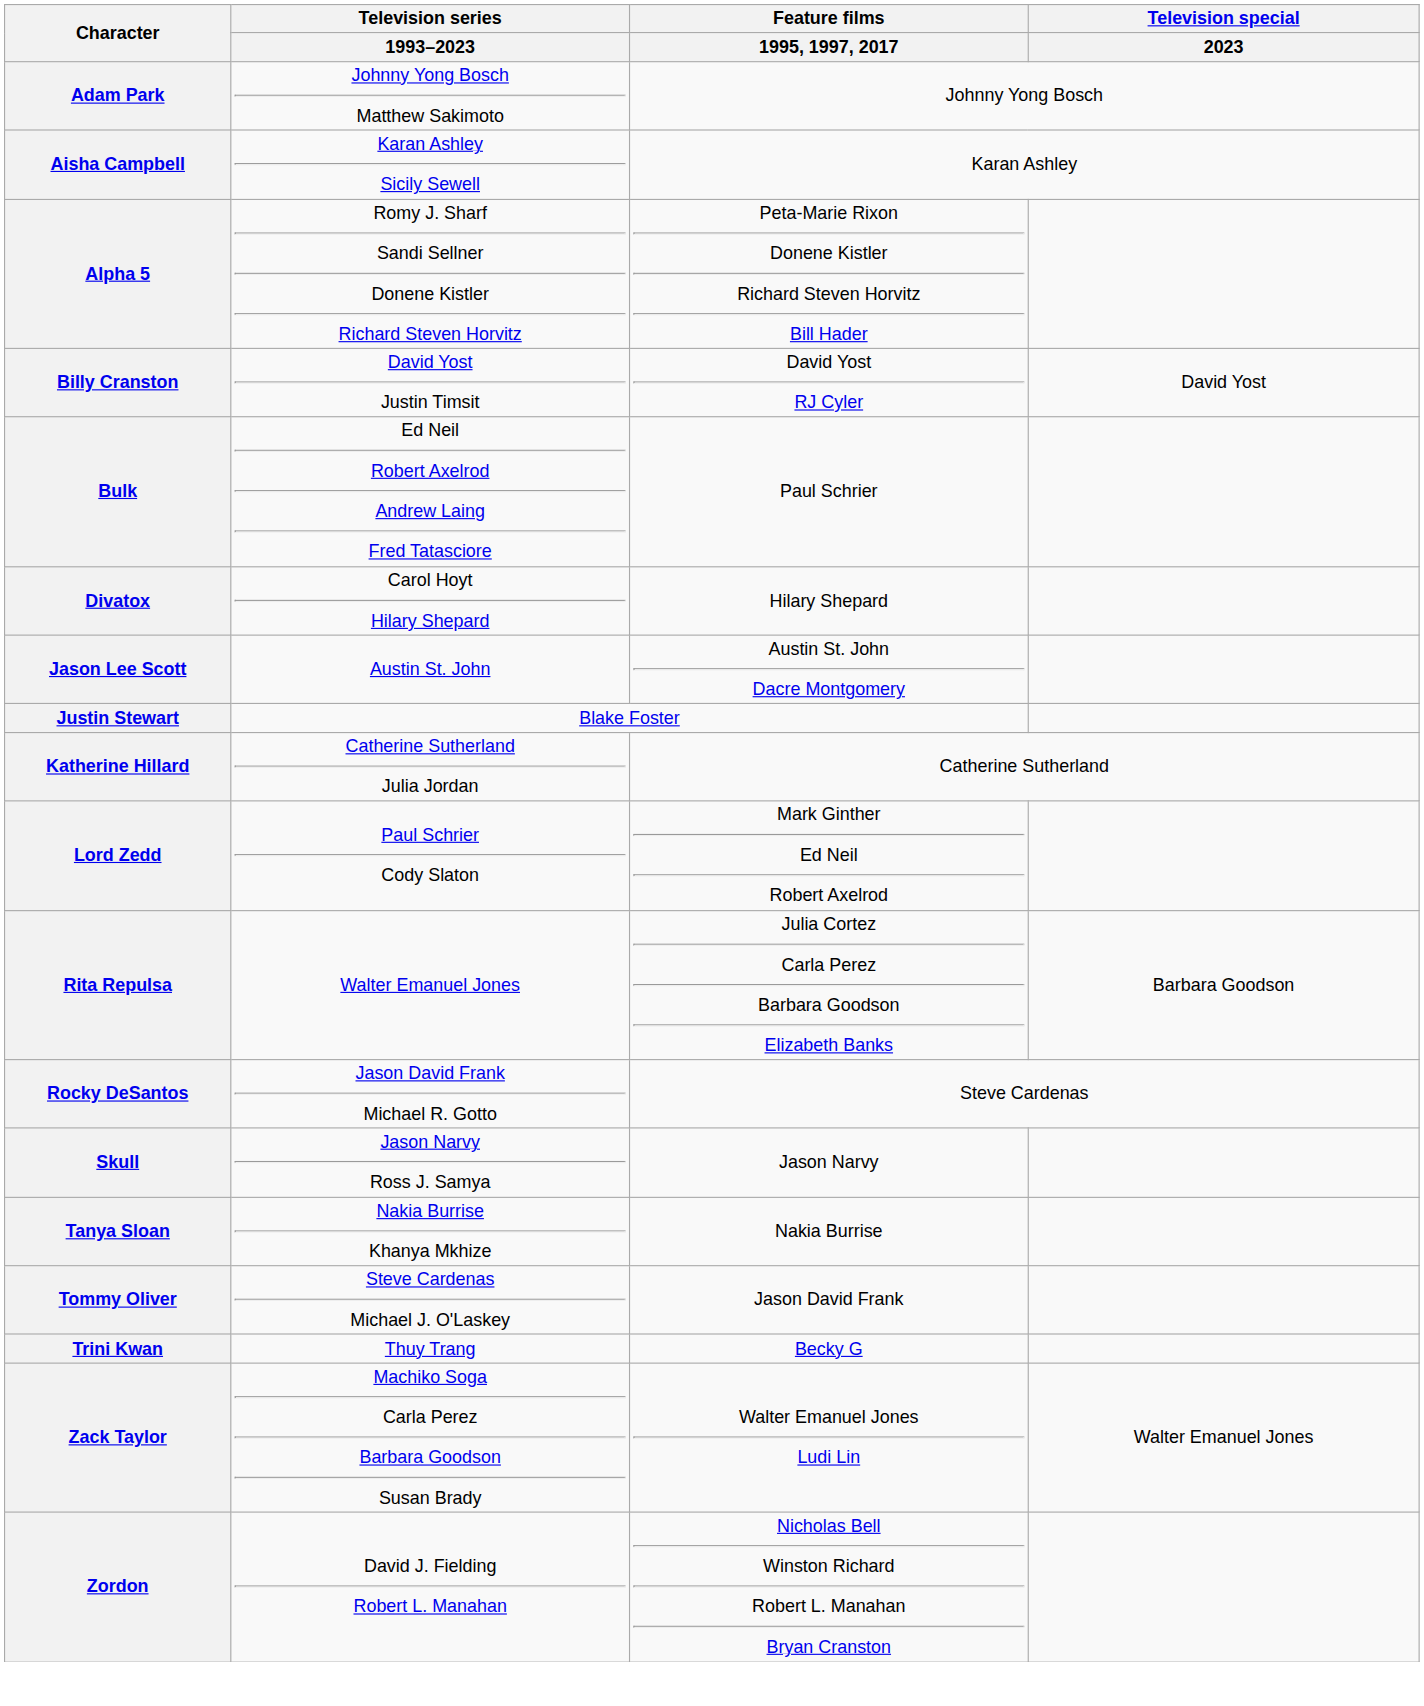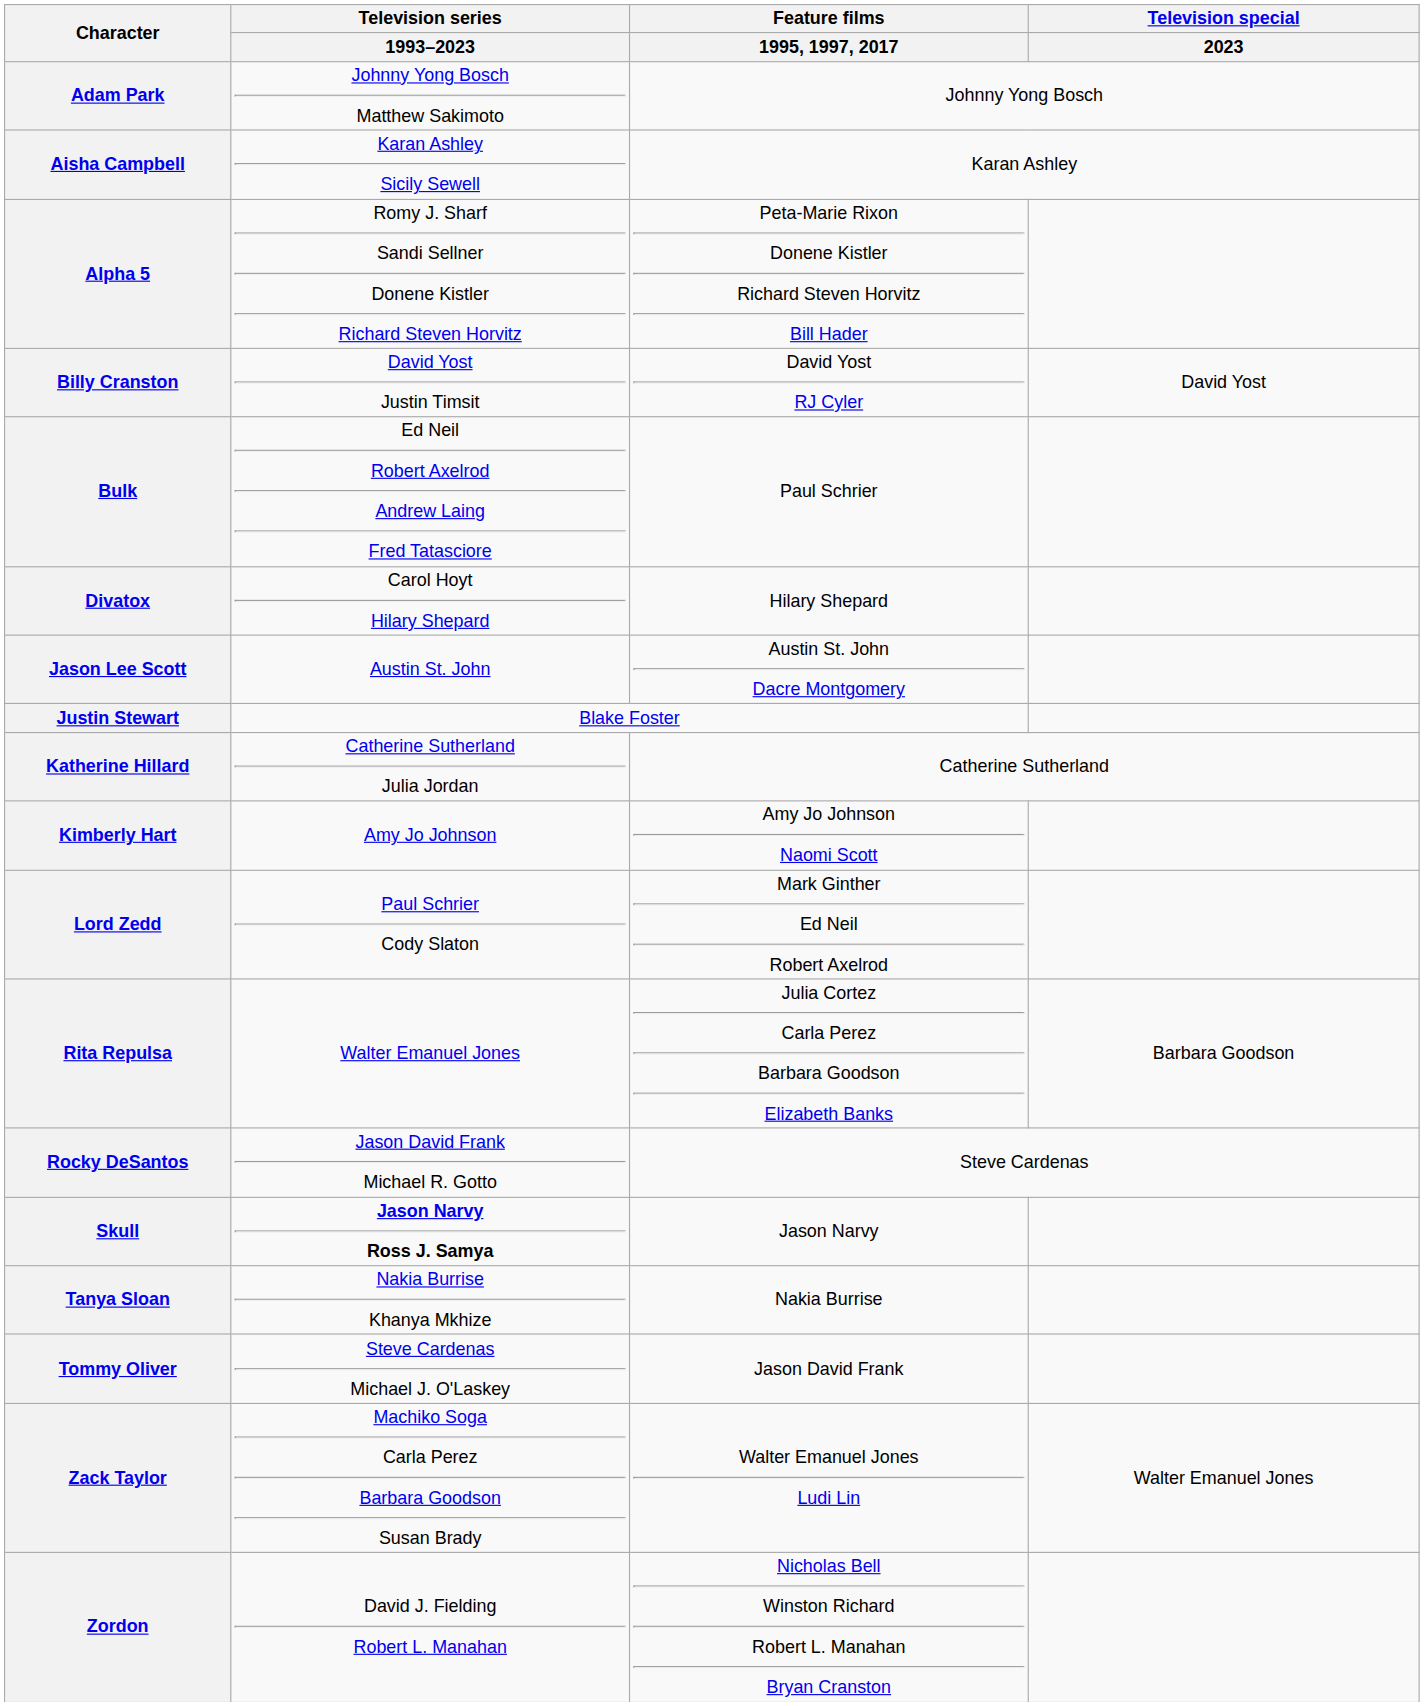+ row: (118, 835)
(430, 1162) normal -> (430, 1231) bold
- row: (118, 1348)
